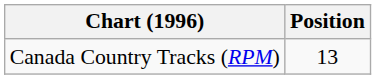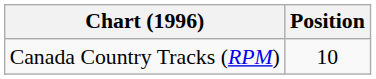(327, 56) 13 -> (327, 56) 10
